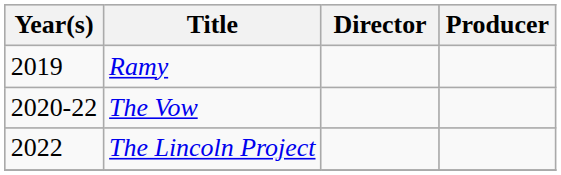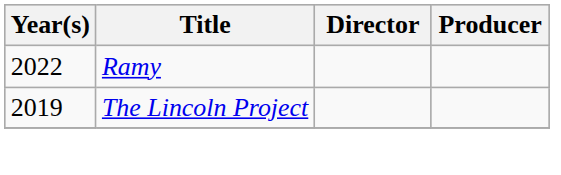(37, 66) 2019 -> (37, 66) 2022
- row: (153, 107)
(37, 148) 2022 -> (37, 107) 2019
